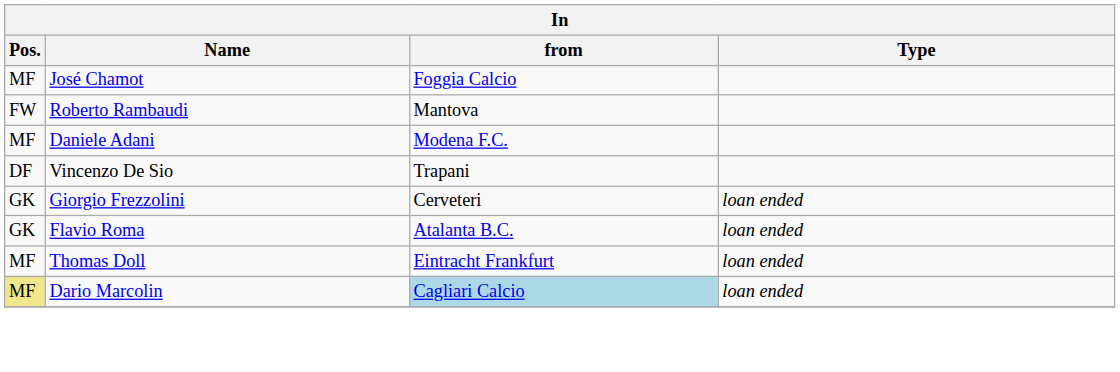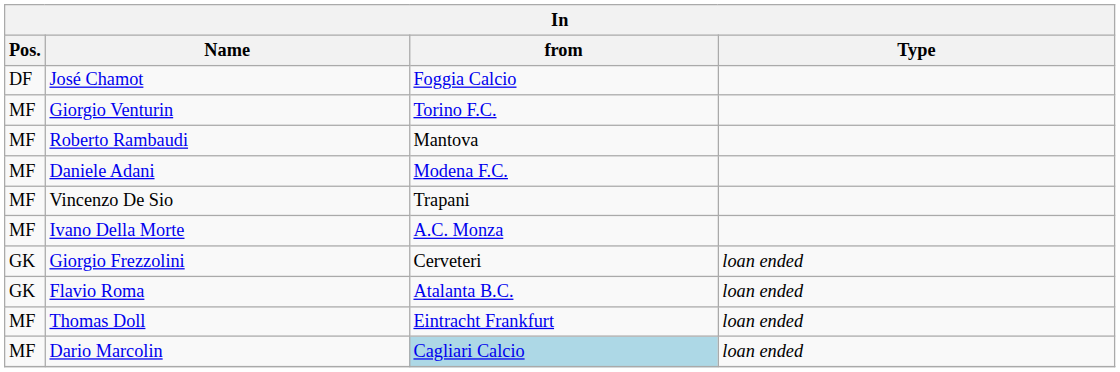(22, 80) MF -> (21, 80) DF
+ row: (111, 110)
(23, 110) FW -> (22, 140) MF
(21, 170) DF -> (22, 200) MF
+ row: (117, 231)
(22, 291) khaki background -> (22, 351) no background
